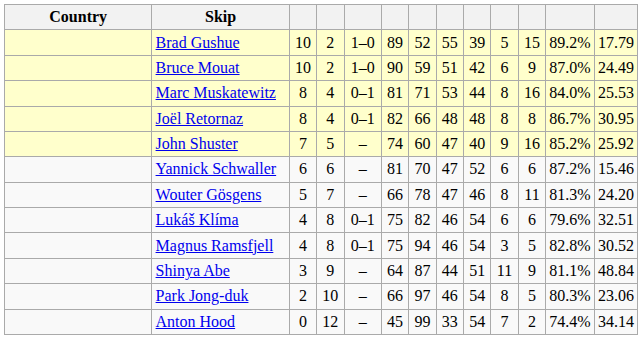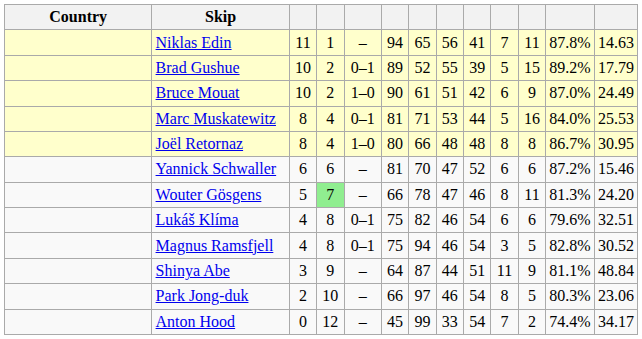+ row: (194, 42)
(363, 42) 1–0 -> (363, 67) 0–1
(422, 67) 59 -> (422, 93) 61
(505, 93) 8 -> (505, 118) 5
(363, 118) 0–1 -> (363, 144) 1–0
(395, 118) 82 -> (395, 144) 80
- row: (197, 144)
(330, 194) no background -> (330, 194) lightgreen background
(616, 321) 34.14 -> (616, 321) 34.17
